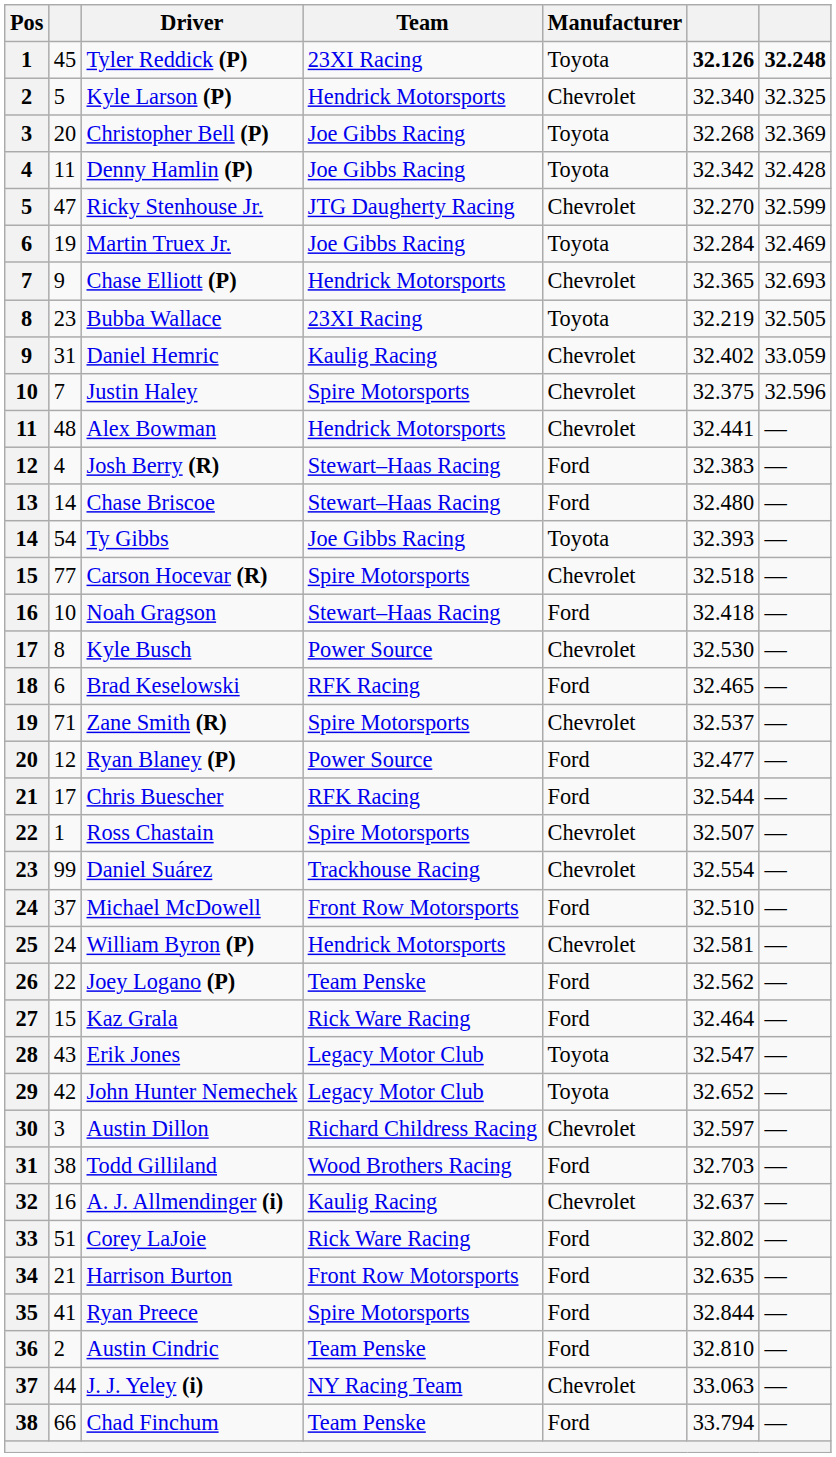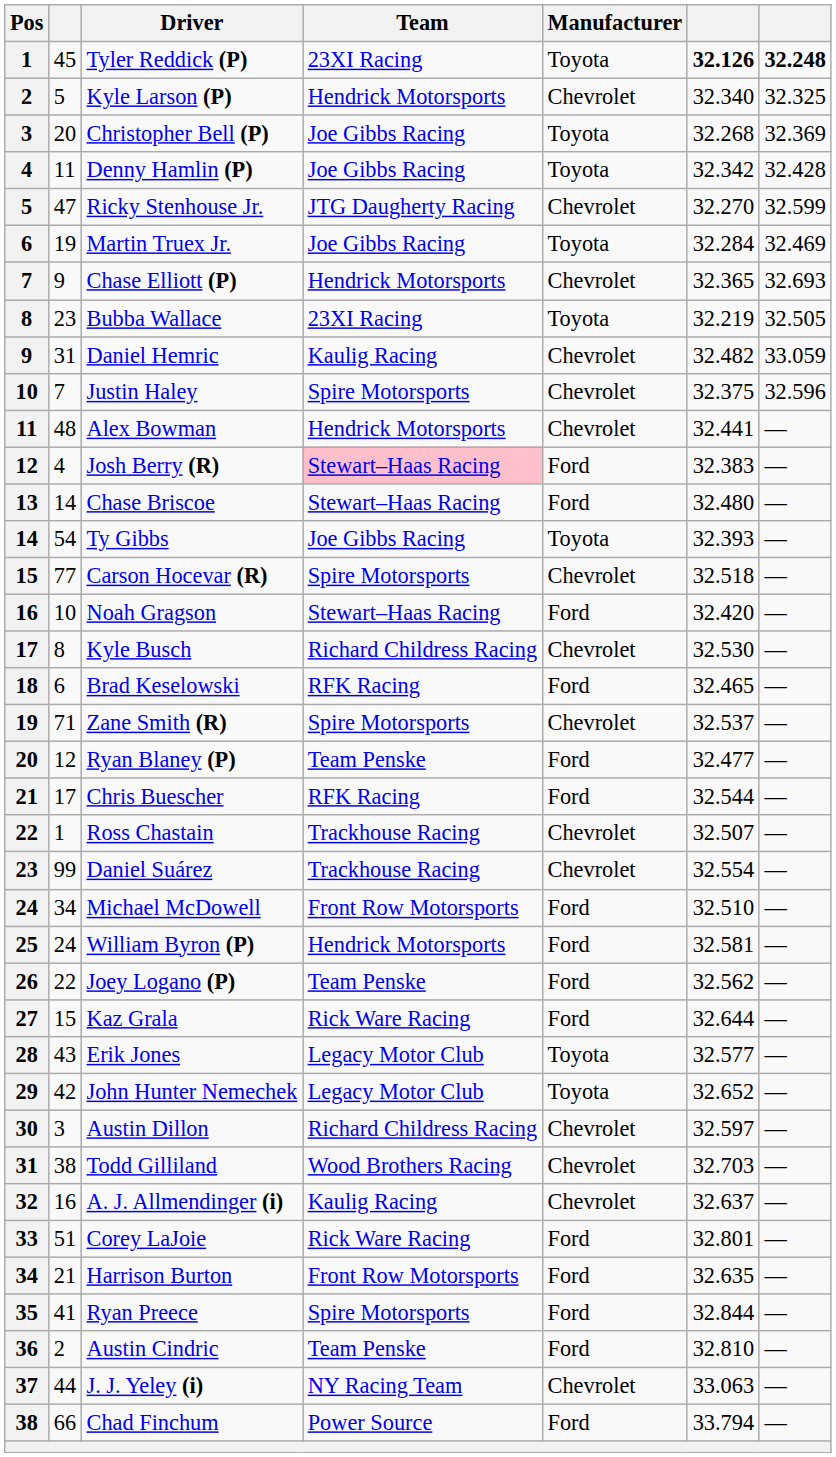(723, 354) 32.402 -> (723, 354) 32.482
(404, 465) no background -> (404, 465) pink background
(723, 612) 32.418 -> (723, 612) 32.420
(370, 649) Power Source -> (422, 649) Richard Childress Racing
(370, 759) Power Source -> (367, 759) Team Penske
(389, 833) Spire Motorsports -> (394, 833) Trackhouse Racing
(65, 907) 37 -> (65, 907) 34
(592, 944) Chevrolet -> (569, 944) Ford
(723, 1017) 32.464 -> (723, 1017) 32.644
(723, 1054) 32.547 -> (723, 1054) 32.577
(569, 1165) Ford -> (592, 1165) Chevrolet
(723, 1238) 32.802 -> (723, 1238) 32.801
(367, 1423) Team Penske -> (370, 1423) Power Source
